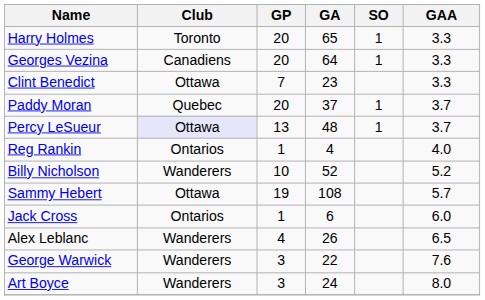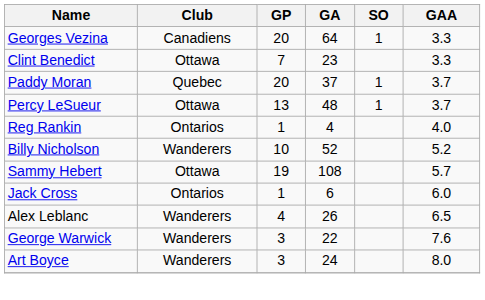- row: (51, 37)
(197, 127) lavender background -> (197, 104) no background
